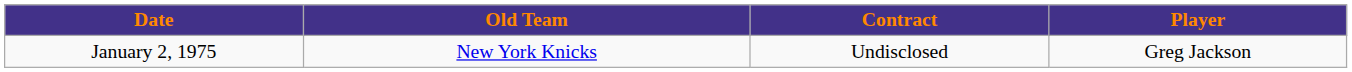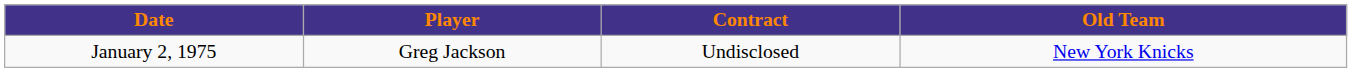columns swapped: (1198, 20) <-> (527, 20)
